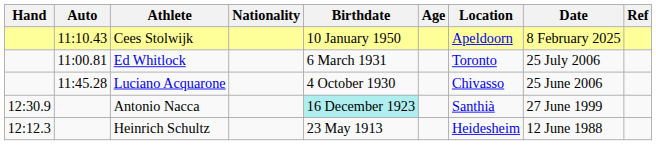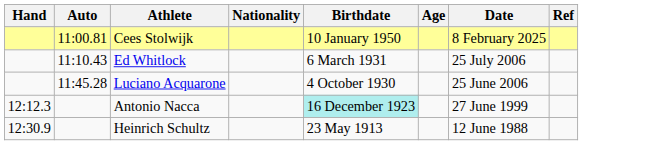- column: (486, 15)
(82, 38) 11:10.43 -> (82, 38) 11:00.81
(82, 60) 11:00.81 -> (82, 60) 11:10.43
(29, 106) 12:30.9 -> (29, 106) 12:12.3
(29, 128) 12:12.3 -> (29, 128) 12:30.9
